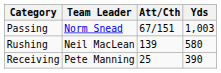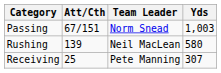columns swapped: (99, 12) <-> (160, 12)
(194, 60) 390 -> (194, 60) 307
